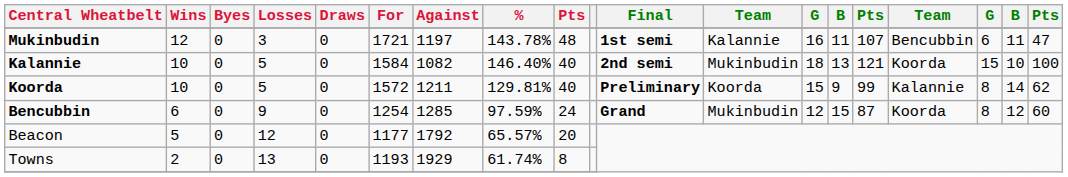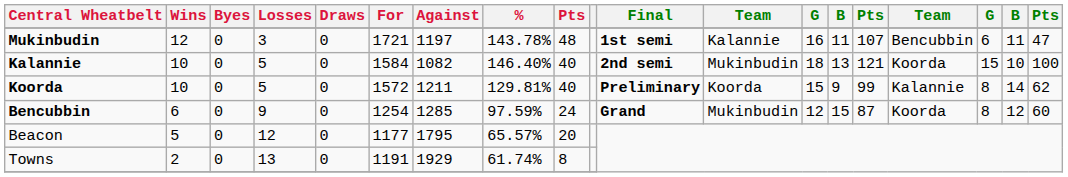(434, 136) 1792 -> (434, 136) 1795
(391, 160) 1193 -> (391, 160) 1191
